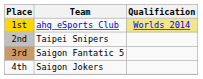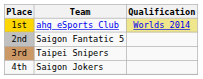(72, 39) Taipei Snipers -> (80, 39) Saigon Fantatic 5
(80, 53) Saigon Fantatic 5 -> (72, 53) Taipei Snipers
